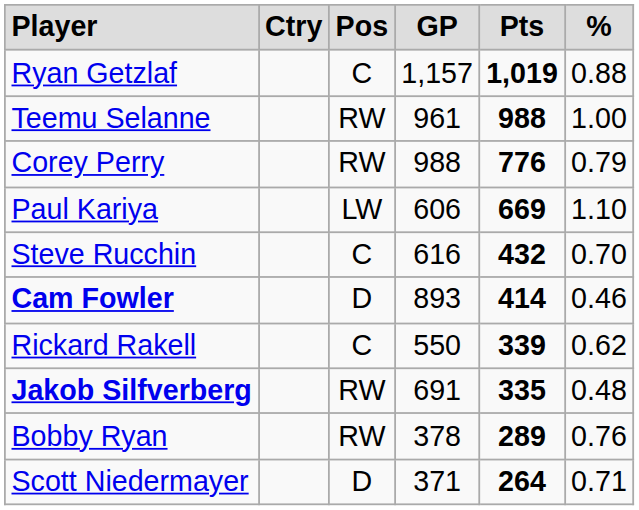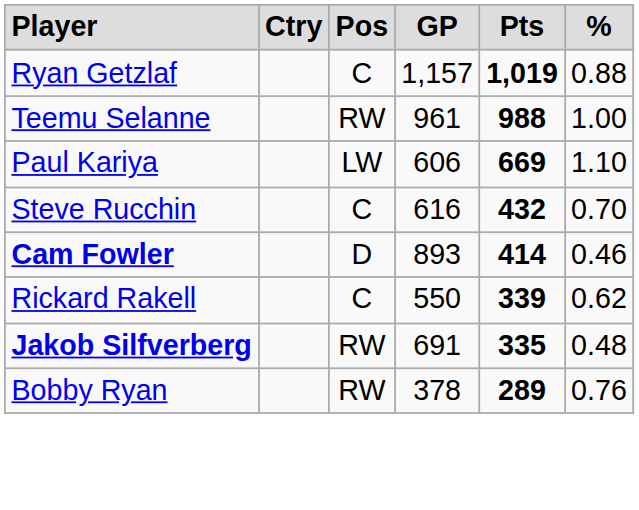- row: (88, 163)
- row: (130, 481)
